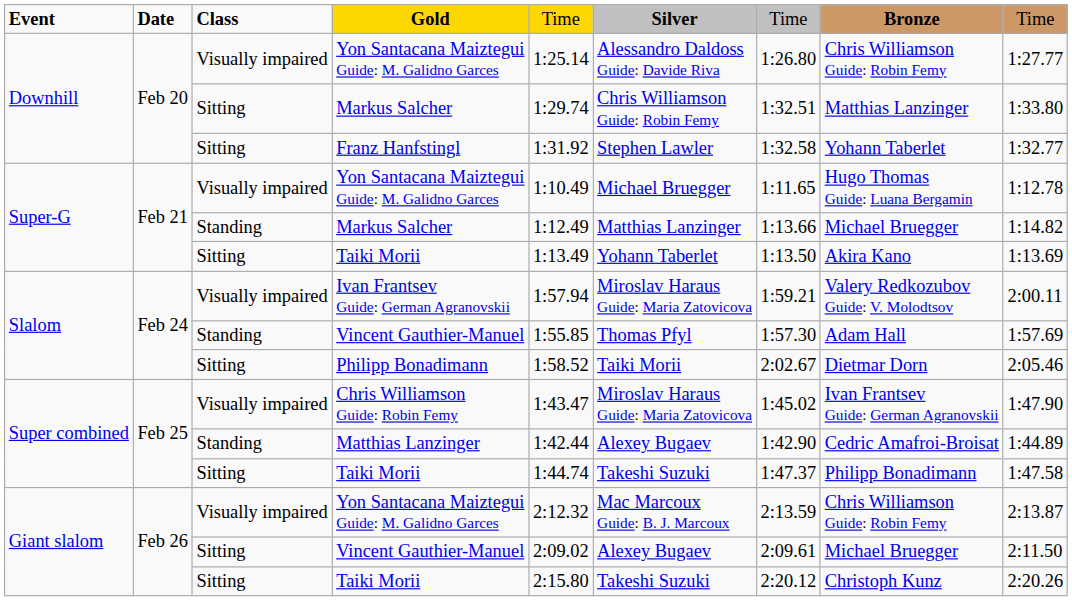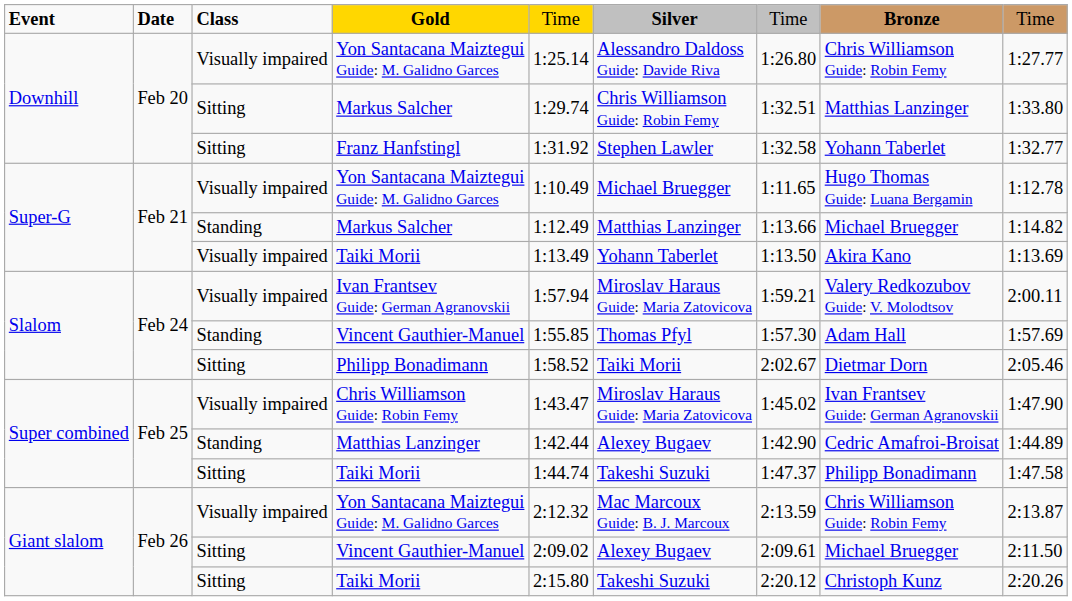(221, 256) Sitting -> (262, 256) Visually impaired
